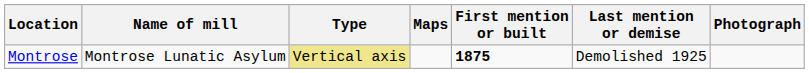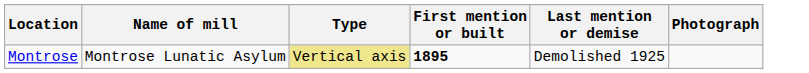- column: (431, 25)
(473, 57) 1875 -> (431, 57) 1895
